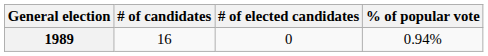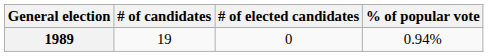(164, 39) 16 -> (164, 39) 19
